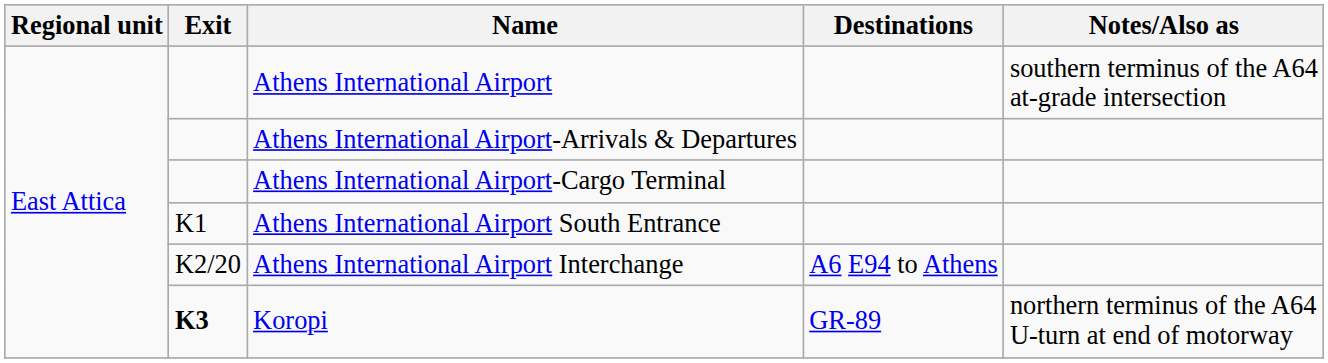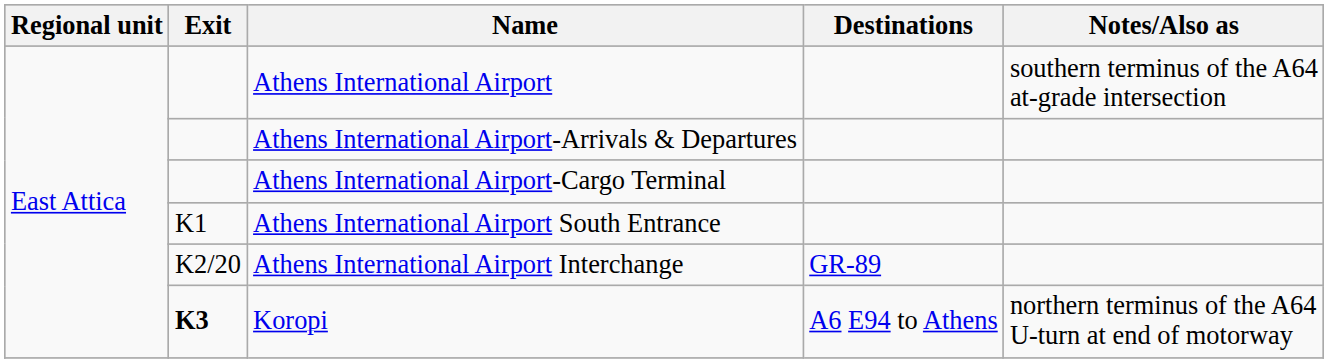(903, 264) A6 E94 to Athens -> (845, 264) GR-89
(845, 321) GR-89 -> (903, 321) A6 E94 to Athens
